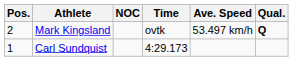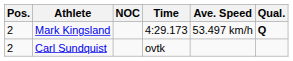(155, 31) ovtk -> (166, 31) 4:29.173
(10, 48) 1 -> (10, 48) 2
(166, 48) 4:29.173 -> (155, 48) ovtk
